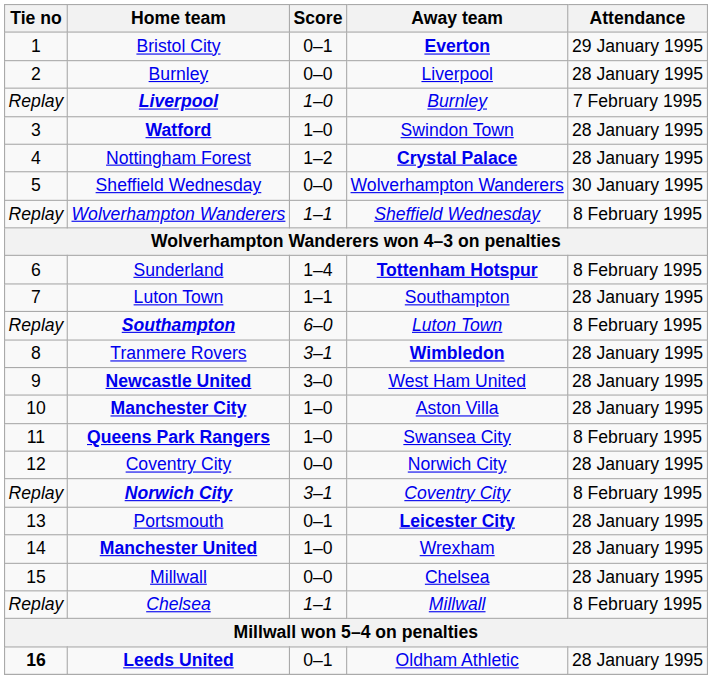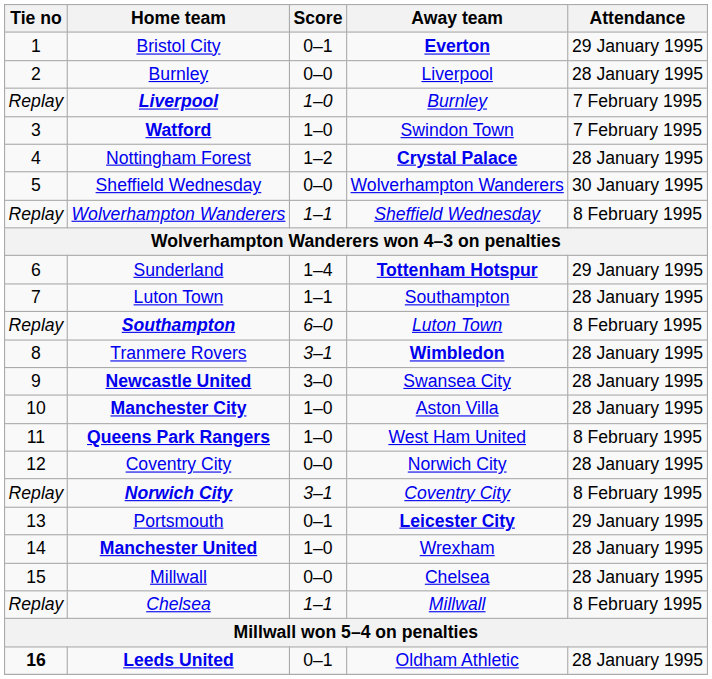(637, 130) 28 January 1995 -> (637, 130) 7 February 1995
(637, 269) 8 February 1995 -> (637, 269) 29 January 1995
(457, 381) West Ham United -> (457, 381) Swansea City
(457, 437) Swansea City -> (457, 437) West Ham United
(637, 520) 28 January 1995 -> (637, 520) 29 January 1995
